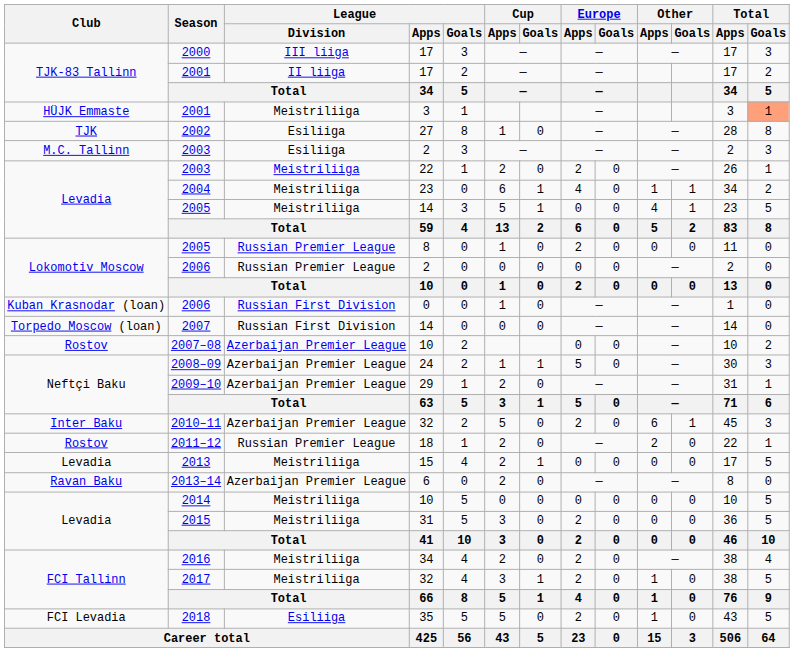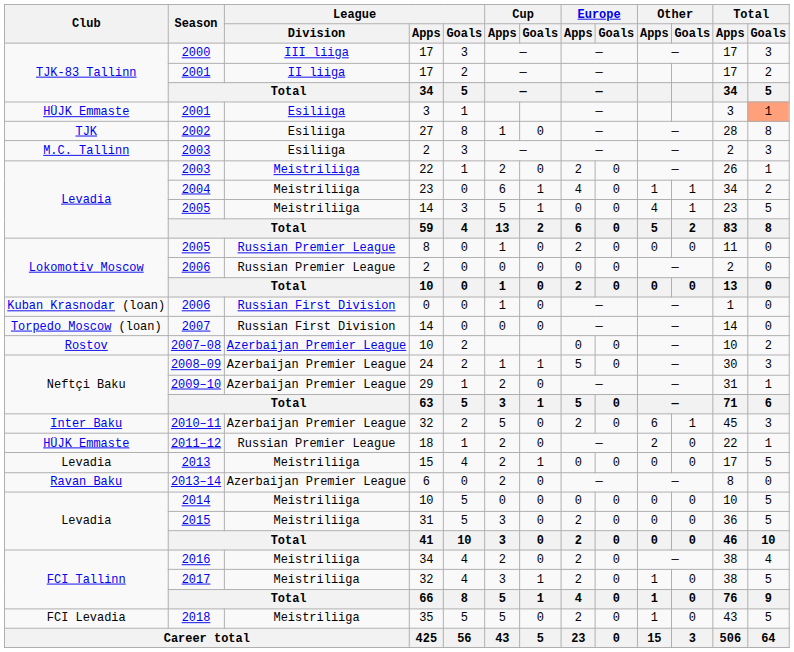(317, 112) Meistriliiga -> (317, 112) Esiliiga
(86, 443) Rostov -> (86, 443) HÜJK Emmaste
(317, 618) Esiliiga -> (317, 618) Meistriliiga
